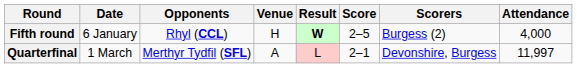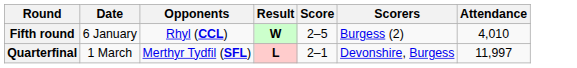- column: (275, 14)
(536, 33) 4,000 -> (494, 33) 4,010
(318, 53) normal -> (276, 53) bold
